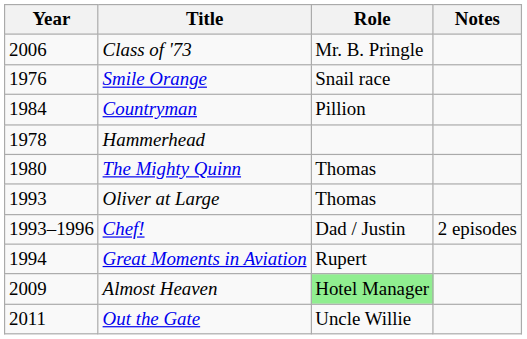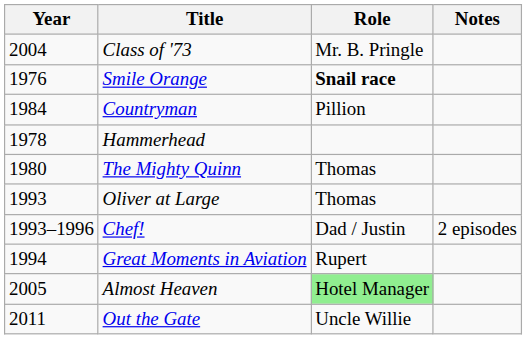(28, 49) 2006 -> (28, 49) 2004
(353, 79) normal -> (355, 79) bold
(28, 288) 2009 -> (28, 288) 2005
